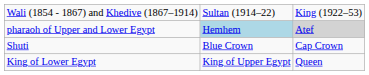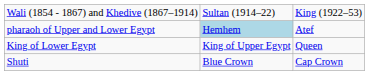(305, 29) lightgrey background -> (305, 29) no background
rows swapped: (51, 62) <-> (18, 45)
